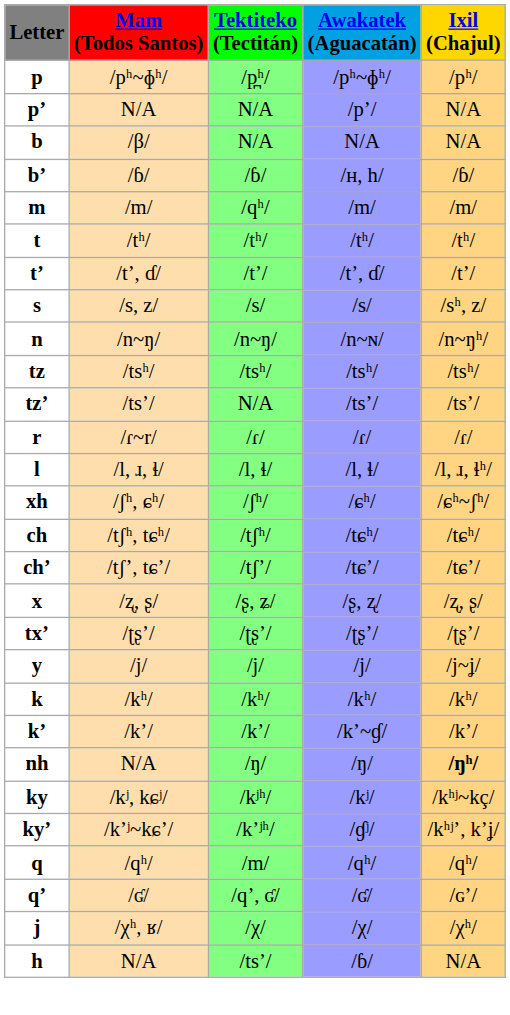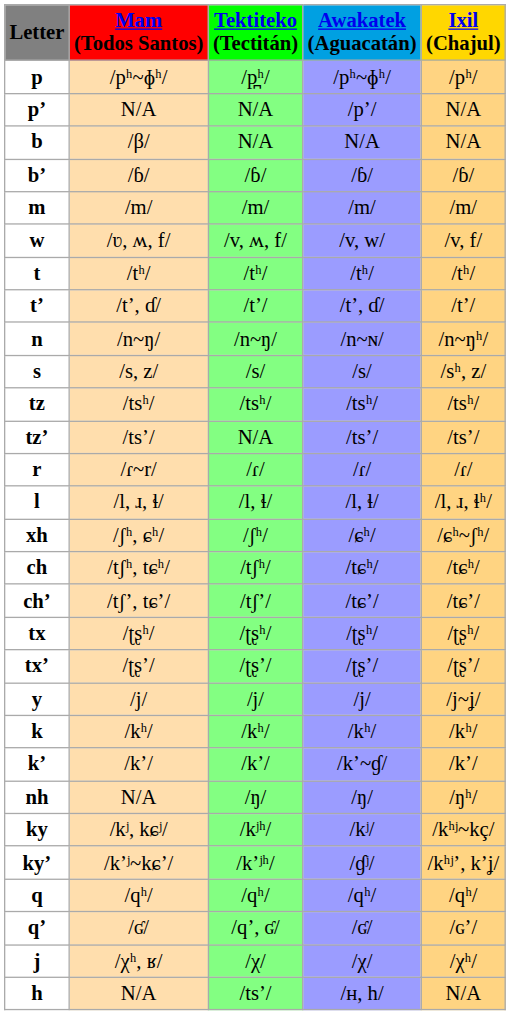(362, 175) /ʜ, h/ -> (362, 175) /ɓ/
(255, 207) /qʰ/ -> (255, 207) /m/
+ row: (37, 240)
rows swapped: (37, 338) <-> (37, 305)
- row: (37, 600)
+ row: (37, 633)
(463, 764) bold -> (463, 796) normal
(255, 862) /m/ -> (255, 895) /qʰ/
(362, 960) /ɓ/ -> (362, 993) /ʜ, h/
